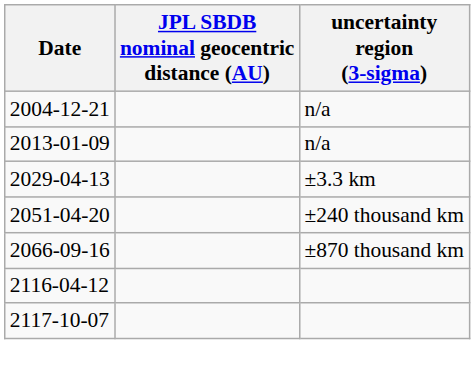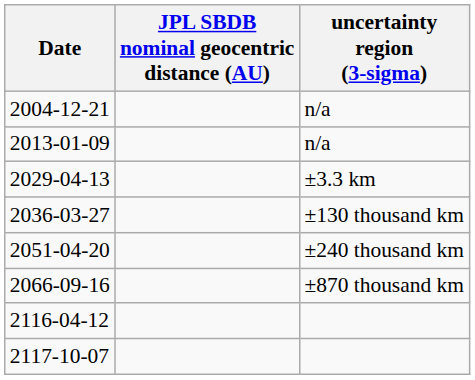+ row: (60, 214)
